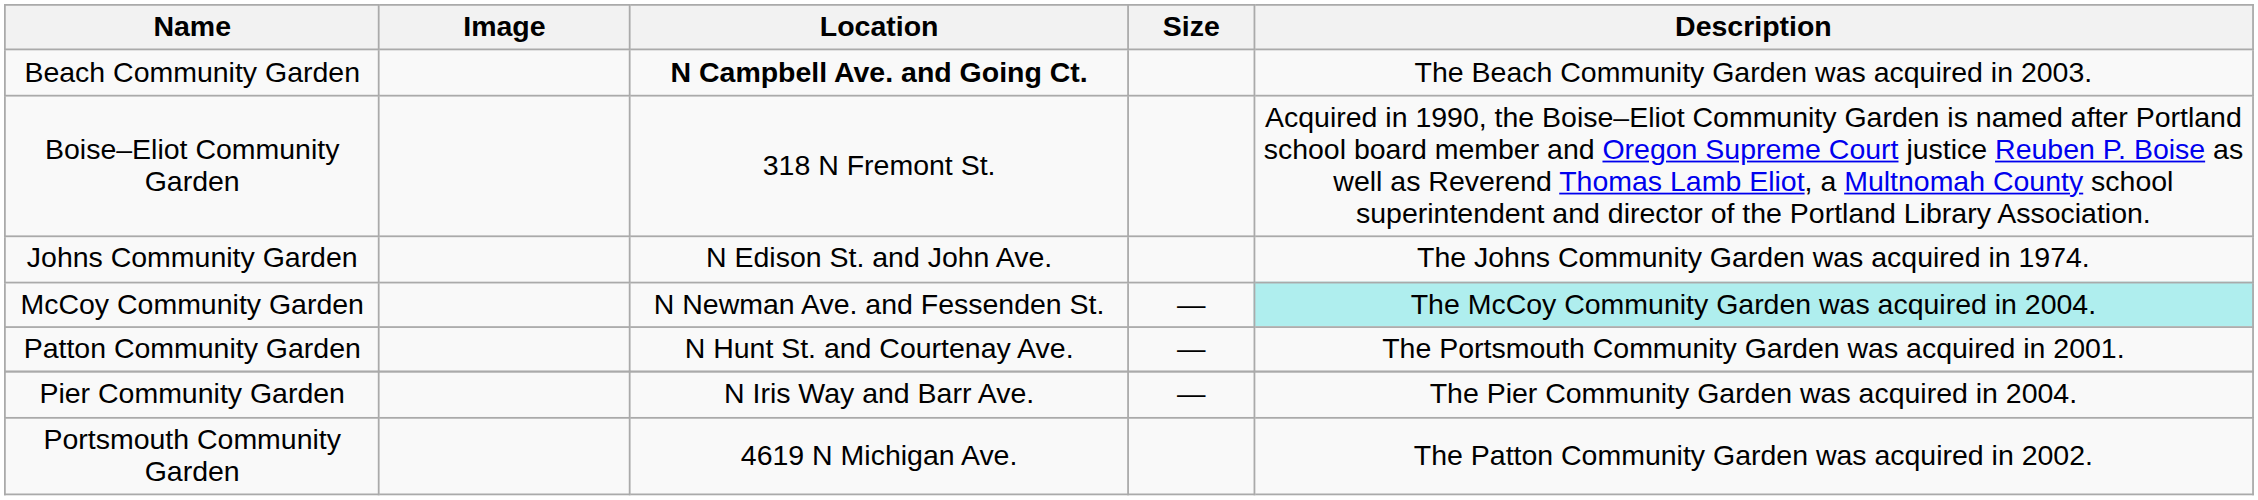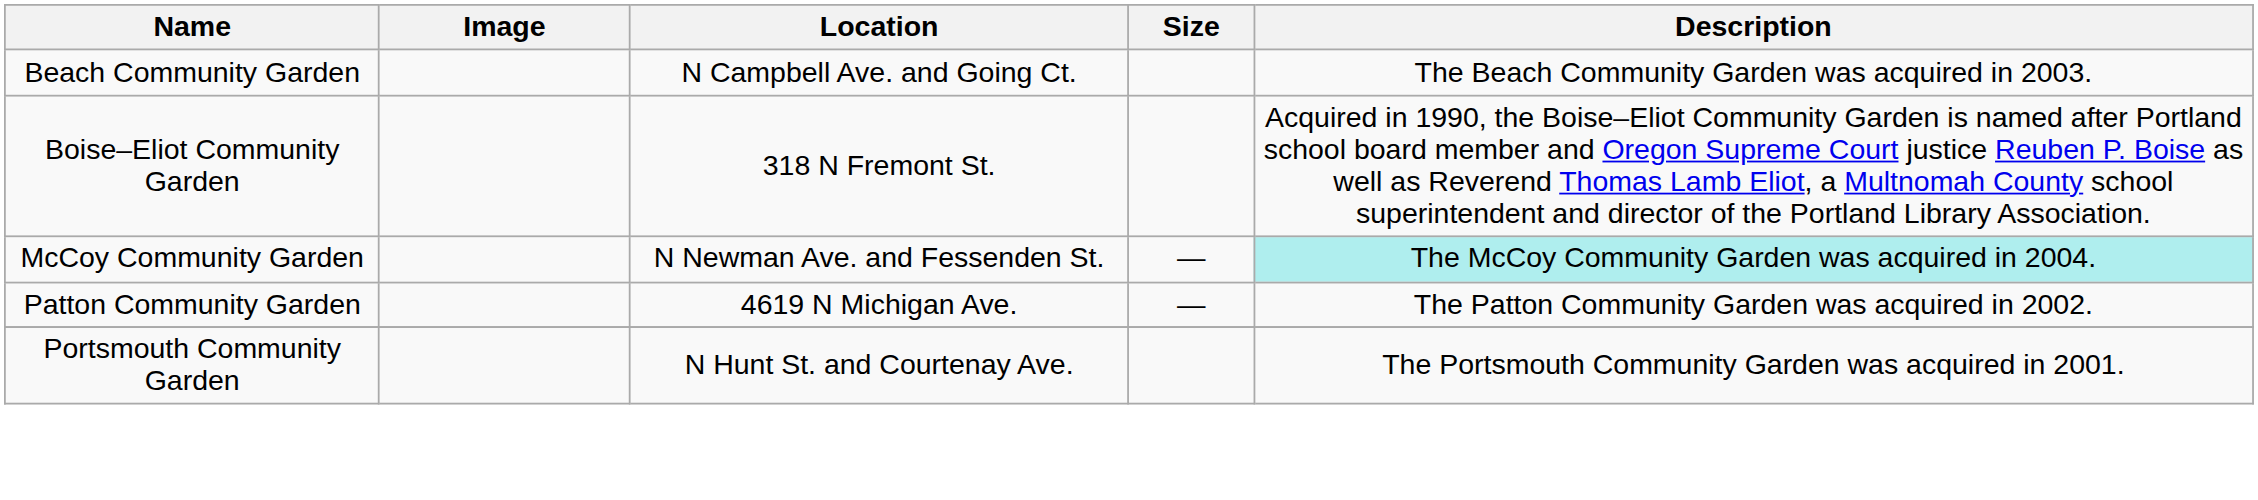(879, 72) bold -> (879, 72) normal
- row: (192, 258)
(879, 349) N Hunt St. and Courtenay Ave. -> (879, 303) 4619 N Michigan Ave.
(1753, 349) The Portsmouth Community Garden was acquired in 2001. -> (1753, 303) The Patton Community Garden was acquired in 2002.
- row: (192, 394)
(879, 455) 4619 N Michigan Ave. -> (879, 365) N Hunt St. and Courtenay Ave.
(1753, 455) The Patton Community Garden was acquired in 2002. -> (1753, 365) The Portsmouth Community Garden was acquired in 2001.
